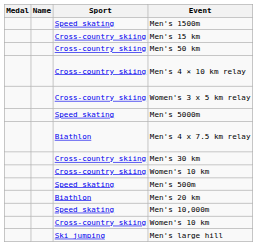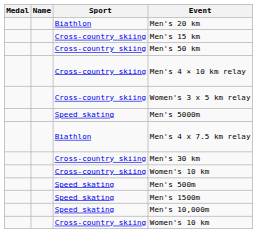rows swapped: (73, 196) <-> (84, 23)
- row: (80, 235)
